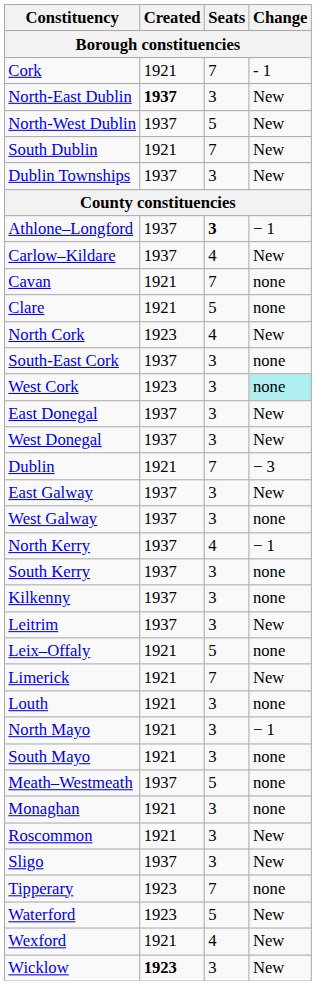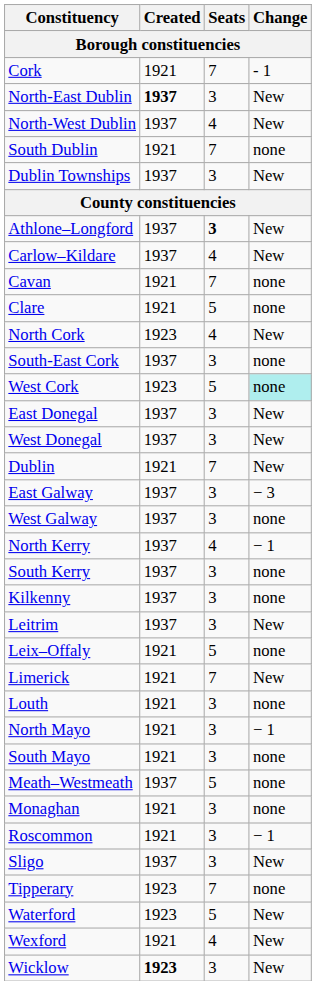(212, 123) 5 -> (212, 123) 4
(269, 149) New -> (269, 149) none
(264, 228) − 1 -> (269, 228) New
(212, 387) 3 -> (212, 387) 5
(264, 466) − 3 -> (269, 466) New
(269, 492) New -> (264, 492) − 3
(269, 835) New -> (264, 835) − 1
